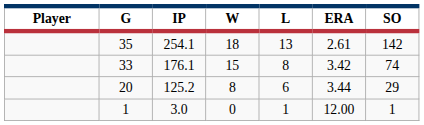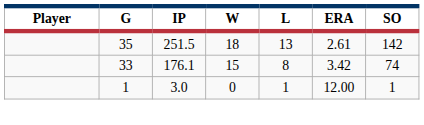(179, 44) 254.1 -> (179, 44) 251.5
- row: (126, 87)
